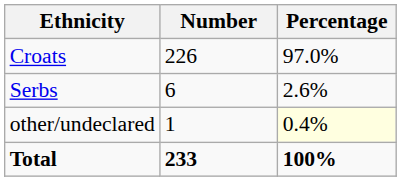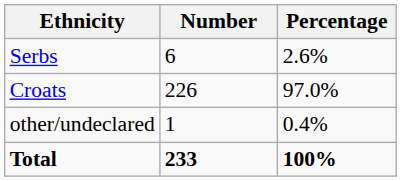rows swapped: (38, 55) <-> (34, 90)
(305, 124) lightyellow background -> (305, 124) no background
